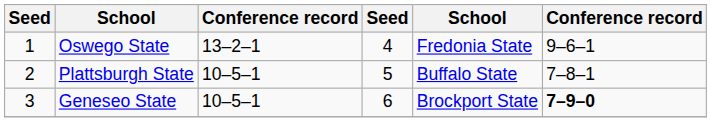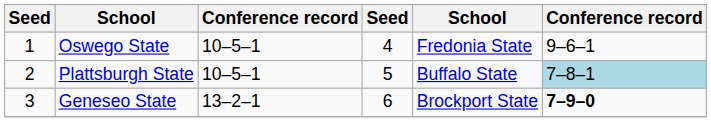(231, 46) 13–2–1 -> (231, 46) 10–5–1
(571, 74) no background -> (571, 74) lightblue background
(231, 102) 10–5–1 -> (231, 102) 13–2–1
